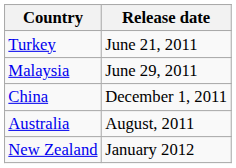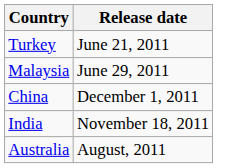+ row: (25, 123)
- row: (53, 149)
